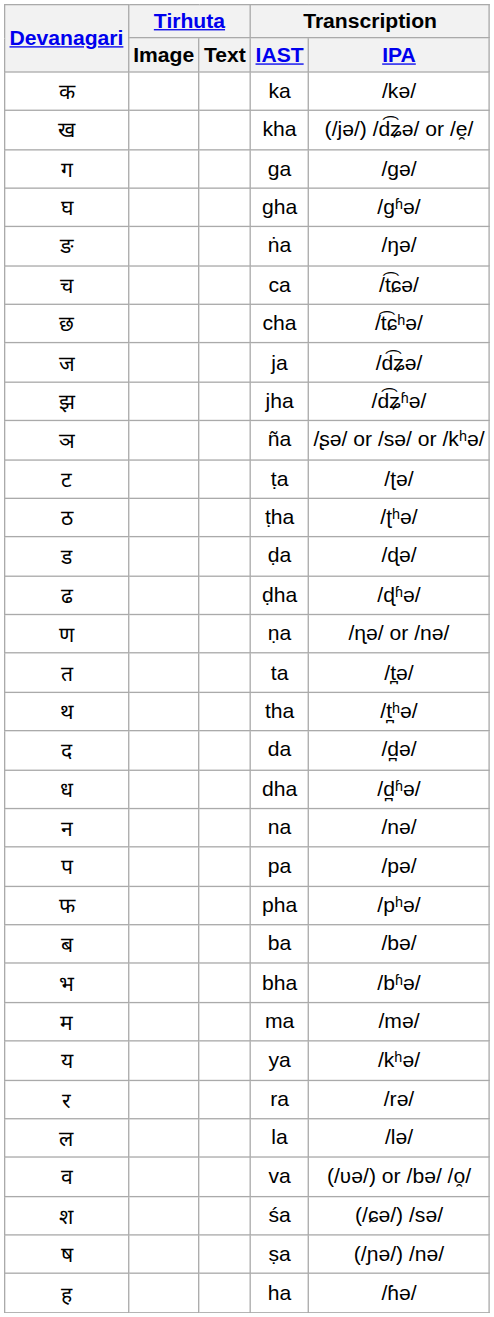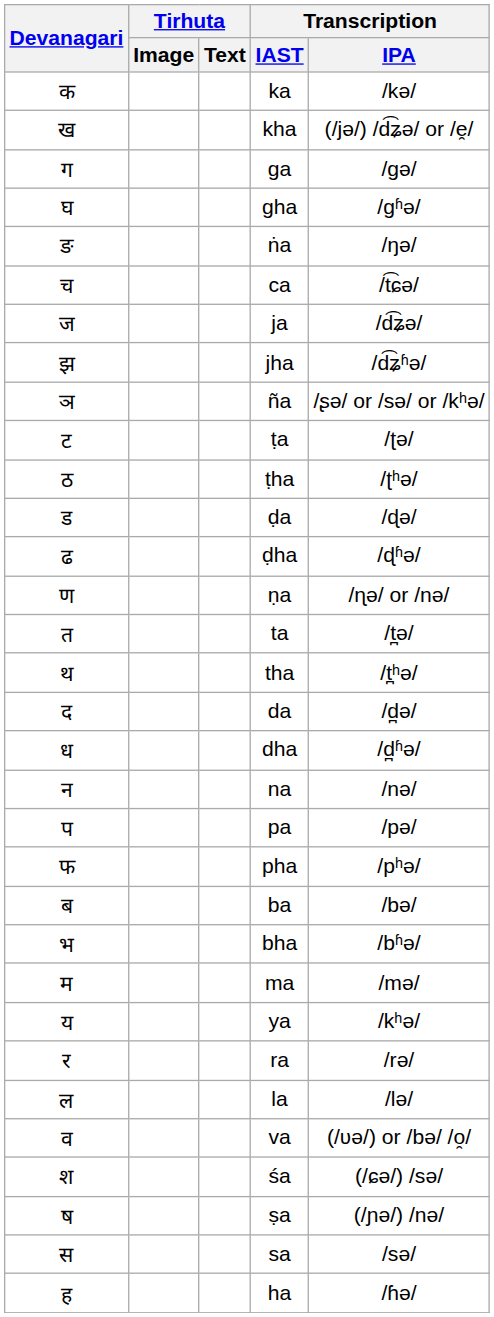- row: (280, 323)
+ row: (280, 1254)
